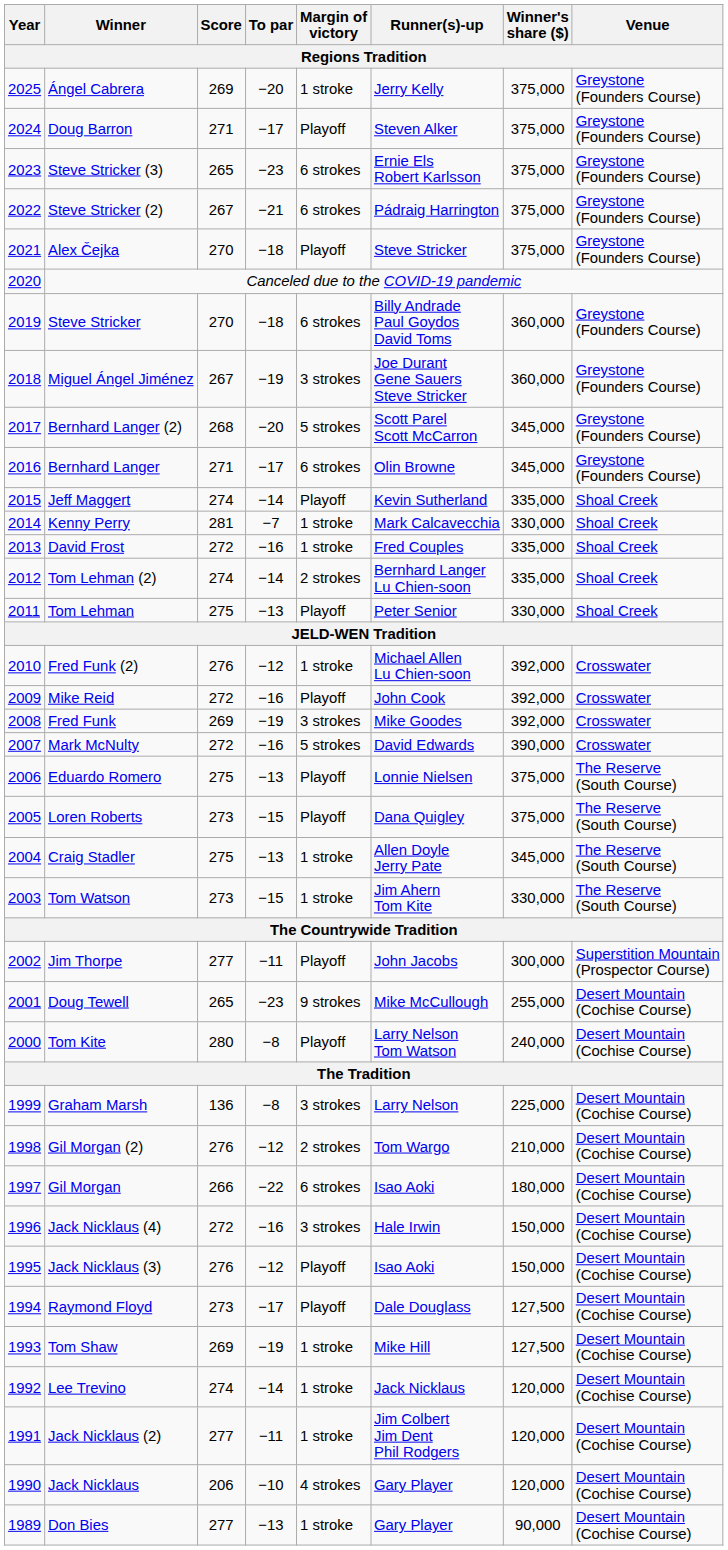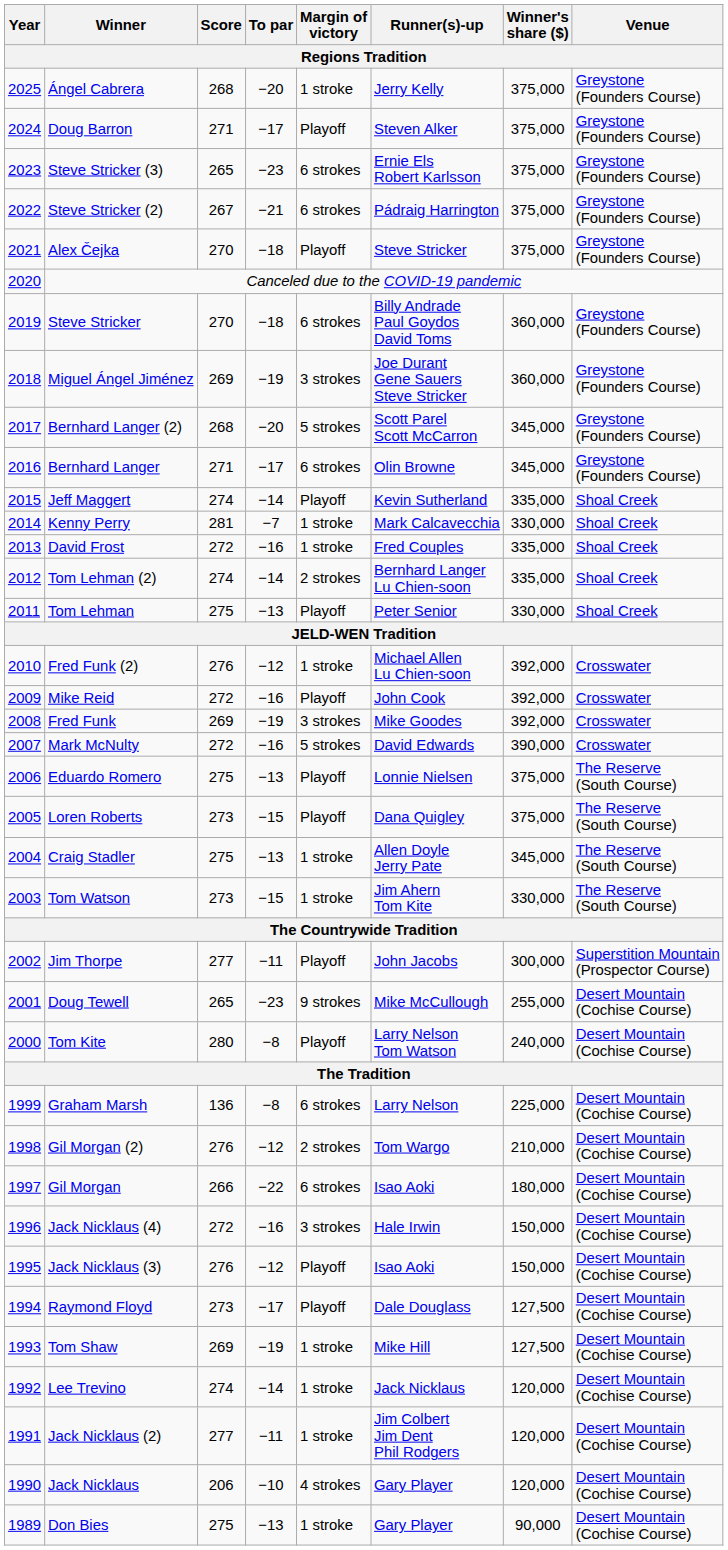(221, 89) 269 -> (221, 89) 268
(221, 379) 267 -> (221, 379) 269
(330, 1106) 3 strokes -> (330, 1106) 6 strokes
(221, 1525) 277 -> (221, 1525) 275
